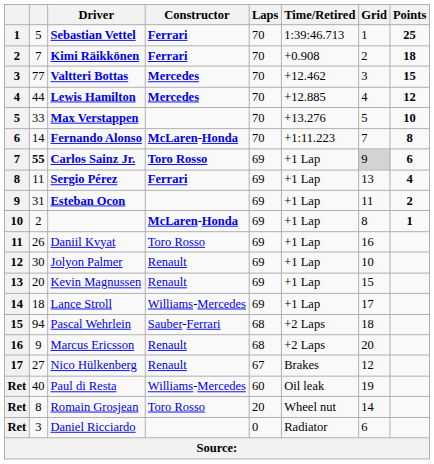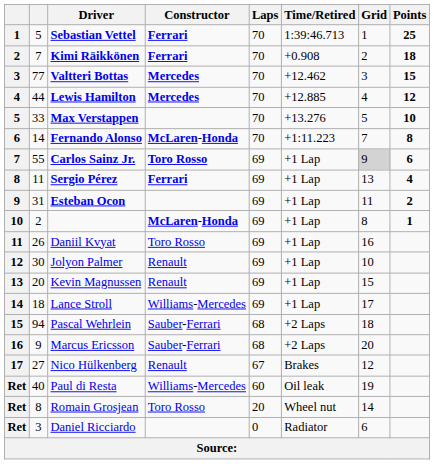(38, 158) bold -> (38, 158) normal
(167, 344) Renault -> (184, 344) Sauber-Ferrari
